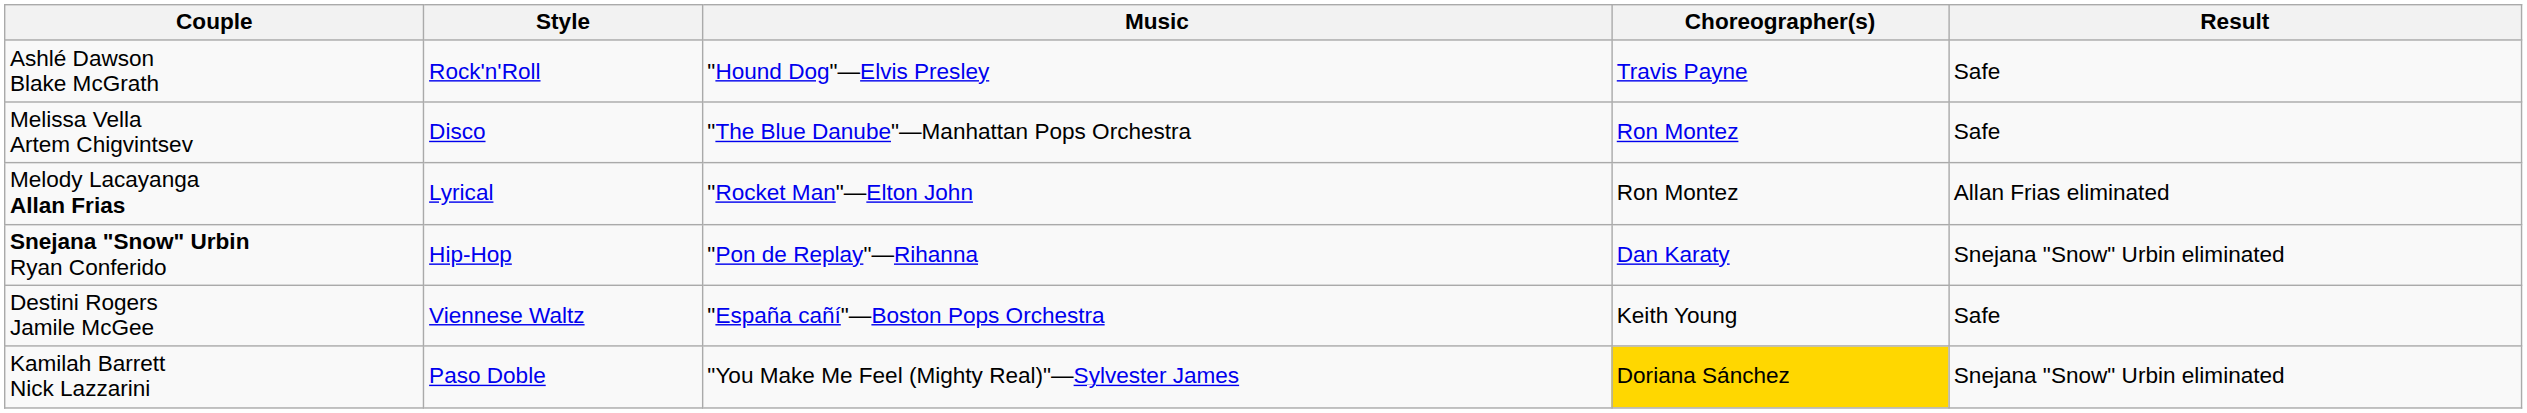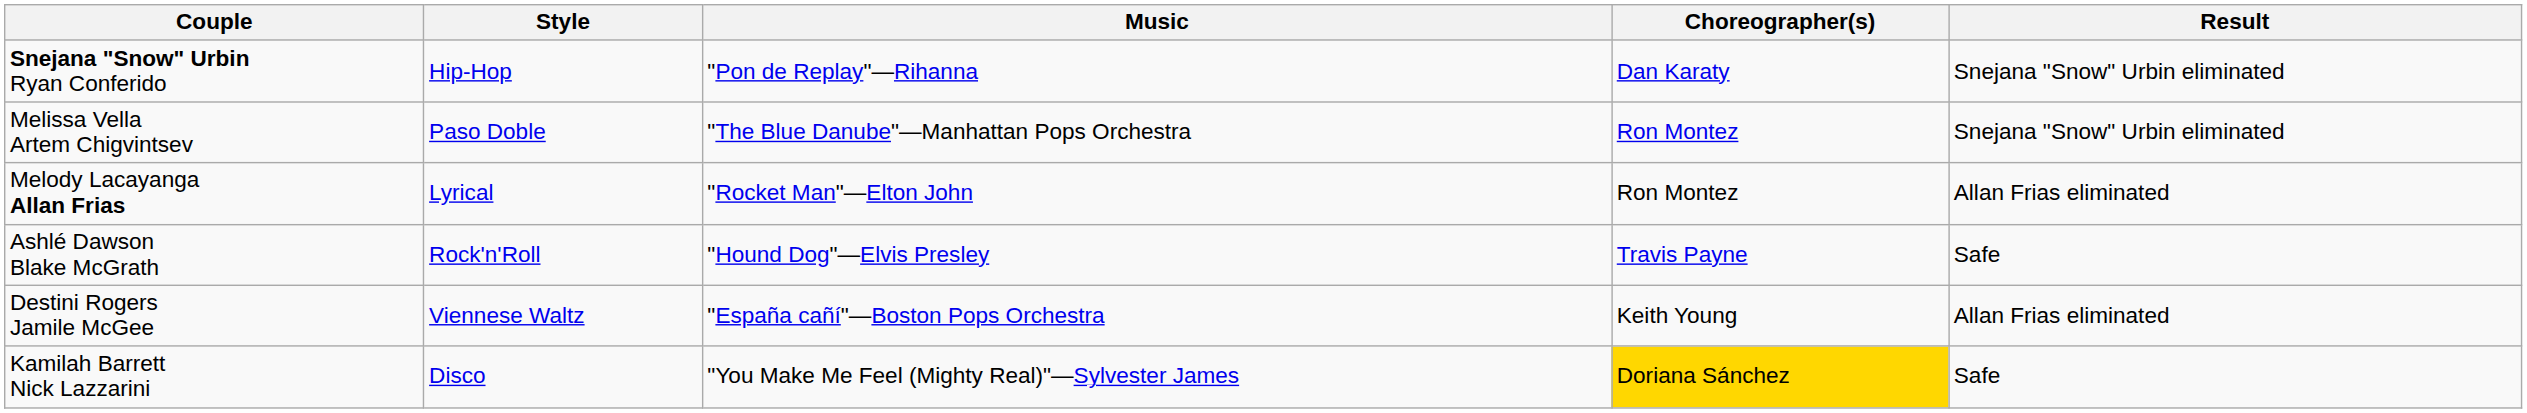rows swapped: (85, 70) <-> (130, 254)
(457, 132) Disco -> (487, 132) Paso Doble
(1977, 132) Safe -> (2119, 132) Snejana "Snow" Urbin eliminated
(1977, 315) Safe -> (2062, 315) Allan Frias eliminated
(487, 376) Paso Doble -> (457, 376) Disco
(2119, 376) Snejana "Snow" Urbin eliminated -> (1977, 376) Safe
